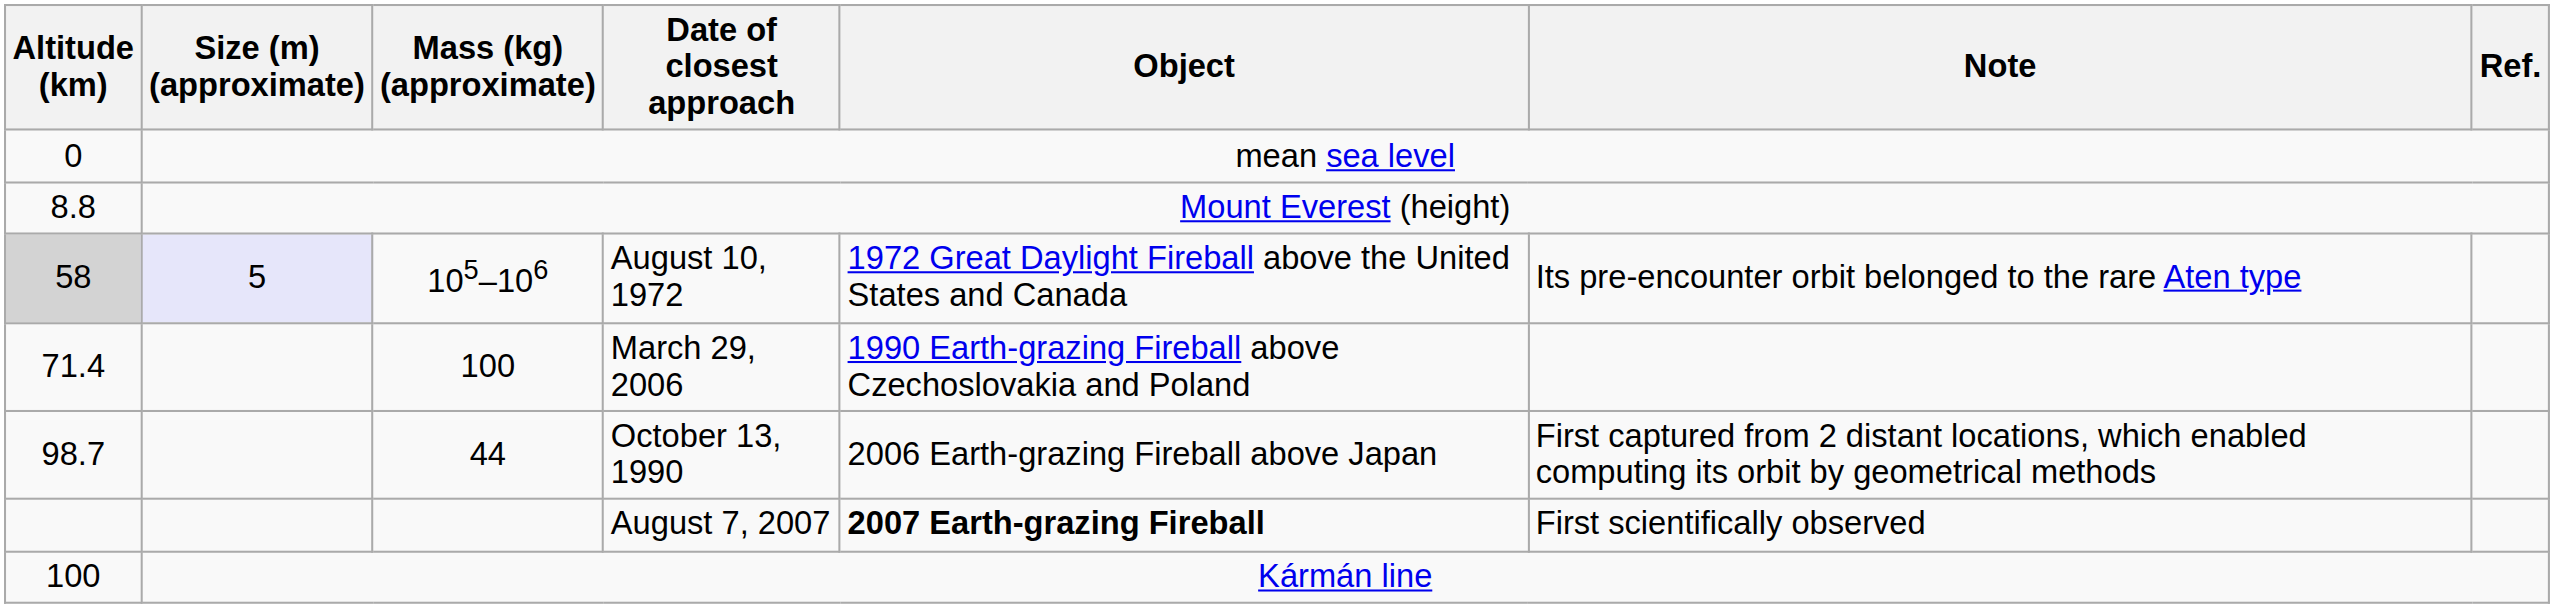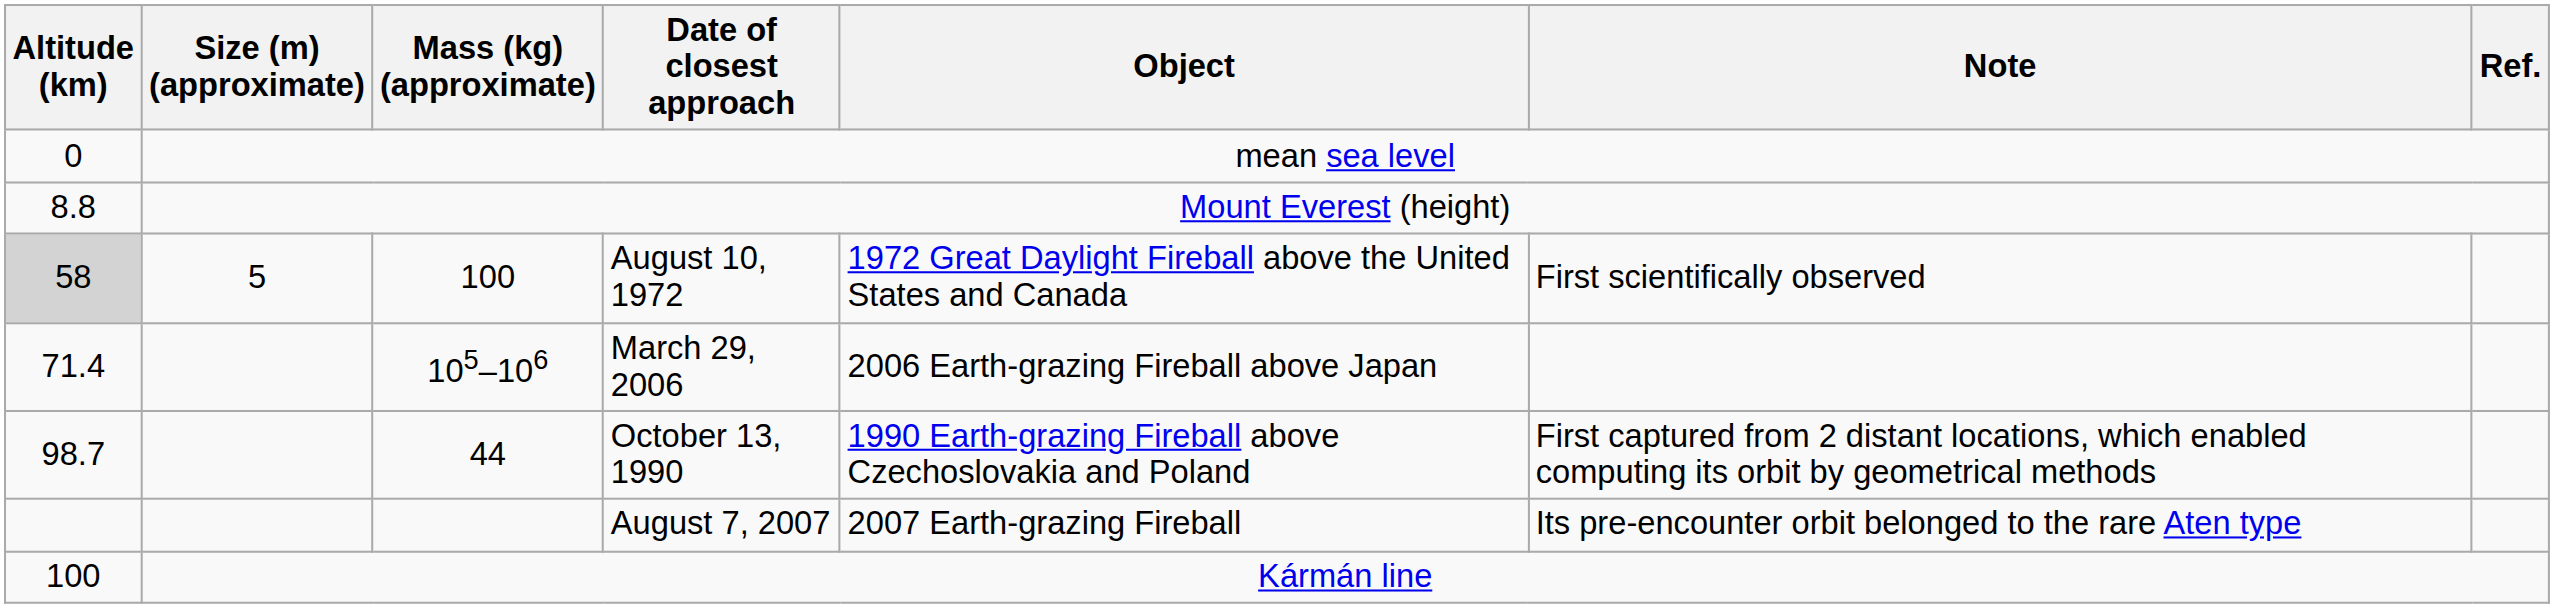(257, 277) lavender background -> (257, 277) no background
(488, 277) 105–106 -> (488, 277) 100
(1919, 277) Its pre-encounter orbit belonged to the rare Aten type -> (1731, 277) First scientifically observed
(488, 365) 100 -> (488, 365) 105–106
(1093, 365) 1990 Earth-grazing Fireball above Czechoslovakia and Poland -> (1142, 365) 2006 Earth-grazing Fireball above Japan
(1142, 454) 2006 Earth-grazing Fireball above Japan -> (1093, 454) 1990 Earth-grazing Fireball above Czechoslovakia and Poland
(1056, 524) bold -> (1044, 524) normal
(1731, 524) First scientifically observed -> (1919, 524) Its pre-encounter orbit belonged to the rare Aten type
